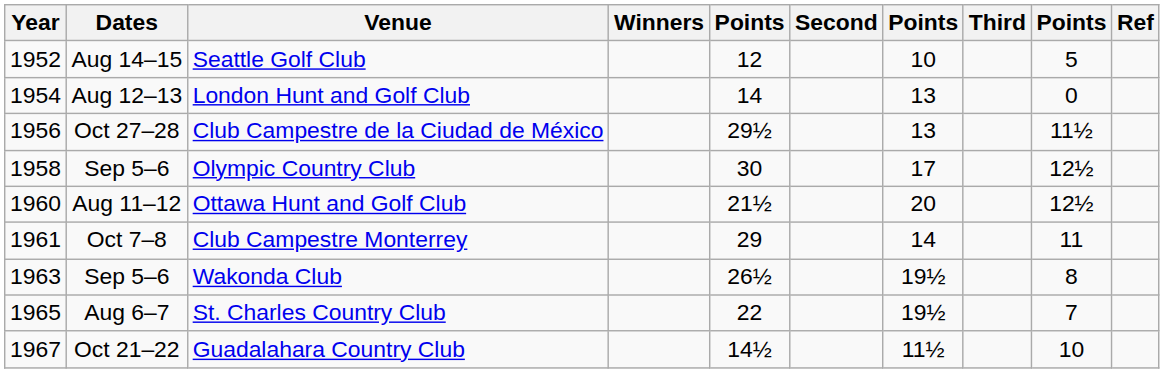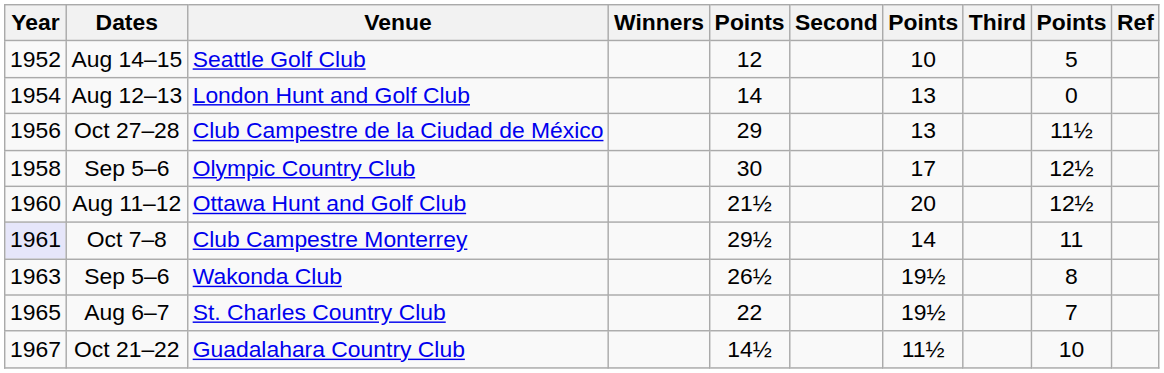(750, 131) 29½ -> (750, 131) 29
(35, 240) no background -> (35, 240) lavender background
(750, 240) 29 -> (750, 240) 29½
